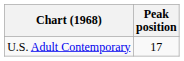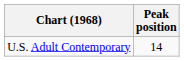(156, 46) 17 -> (156, 46) 14
